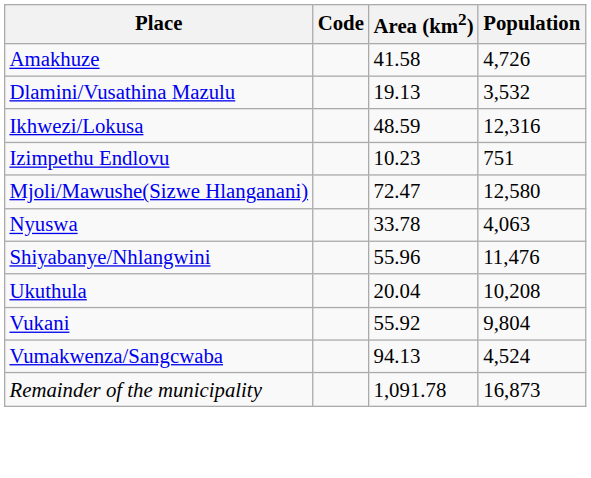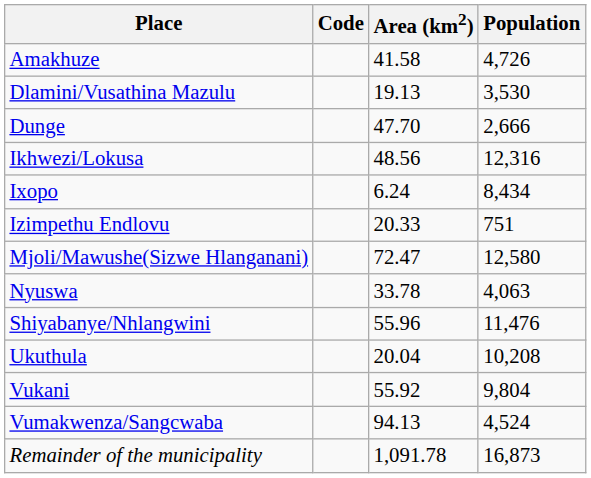(507, 92) 3,532 -> (507, 92) 3,530
+ row: (37, 125)
(397, 125) 48.59 -> (397, 158) 48.56
+ row: (34, 191)
(397, 158) 10.23 -> (397, 224) 20.33
